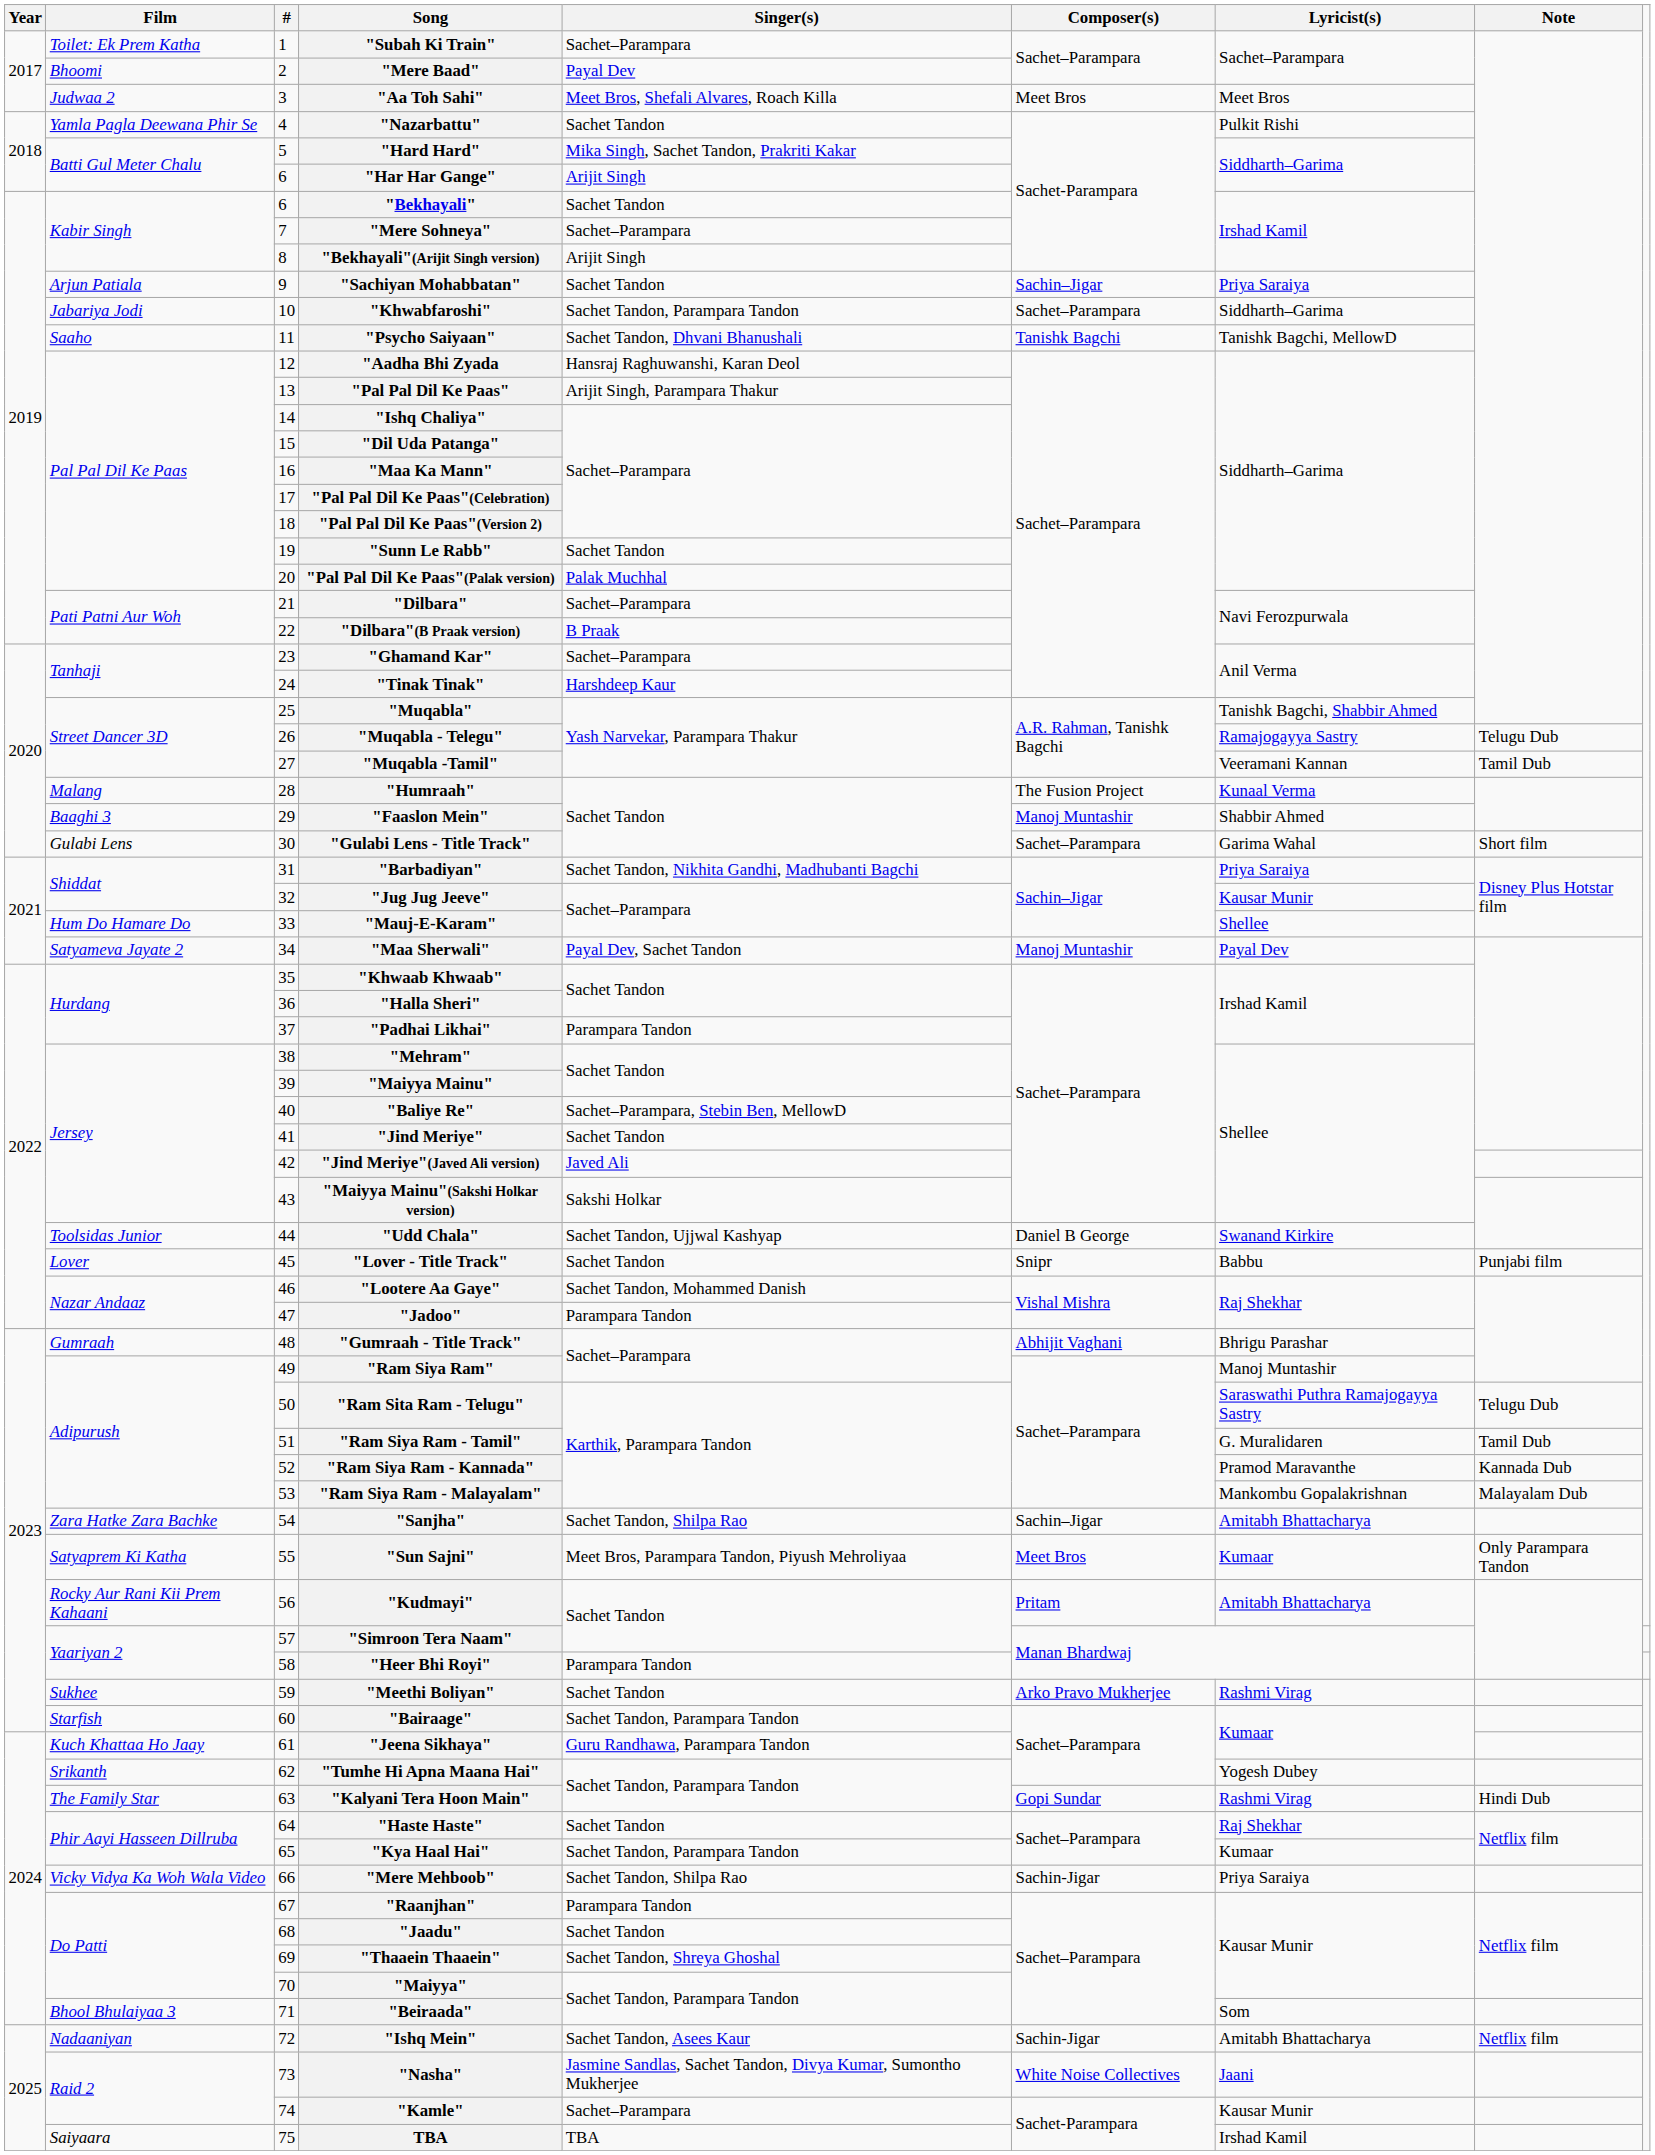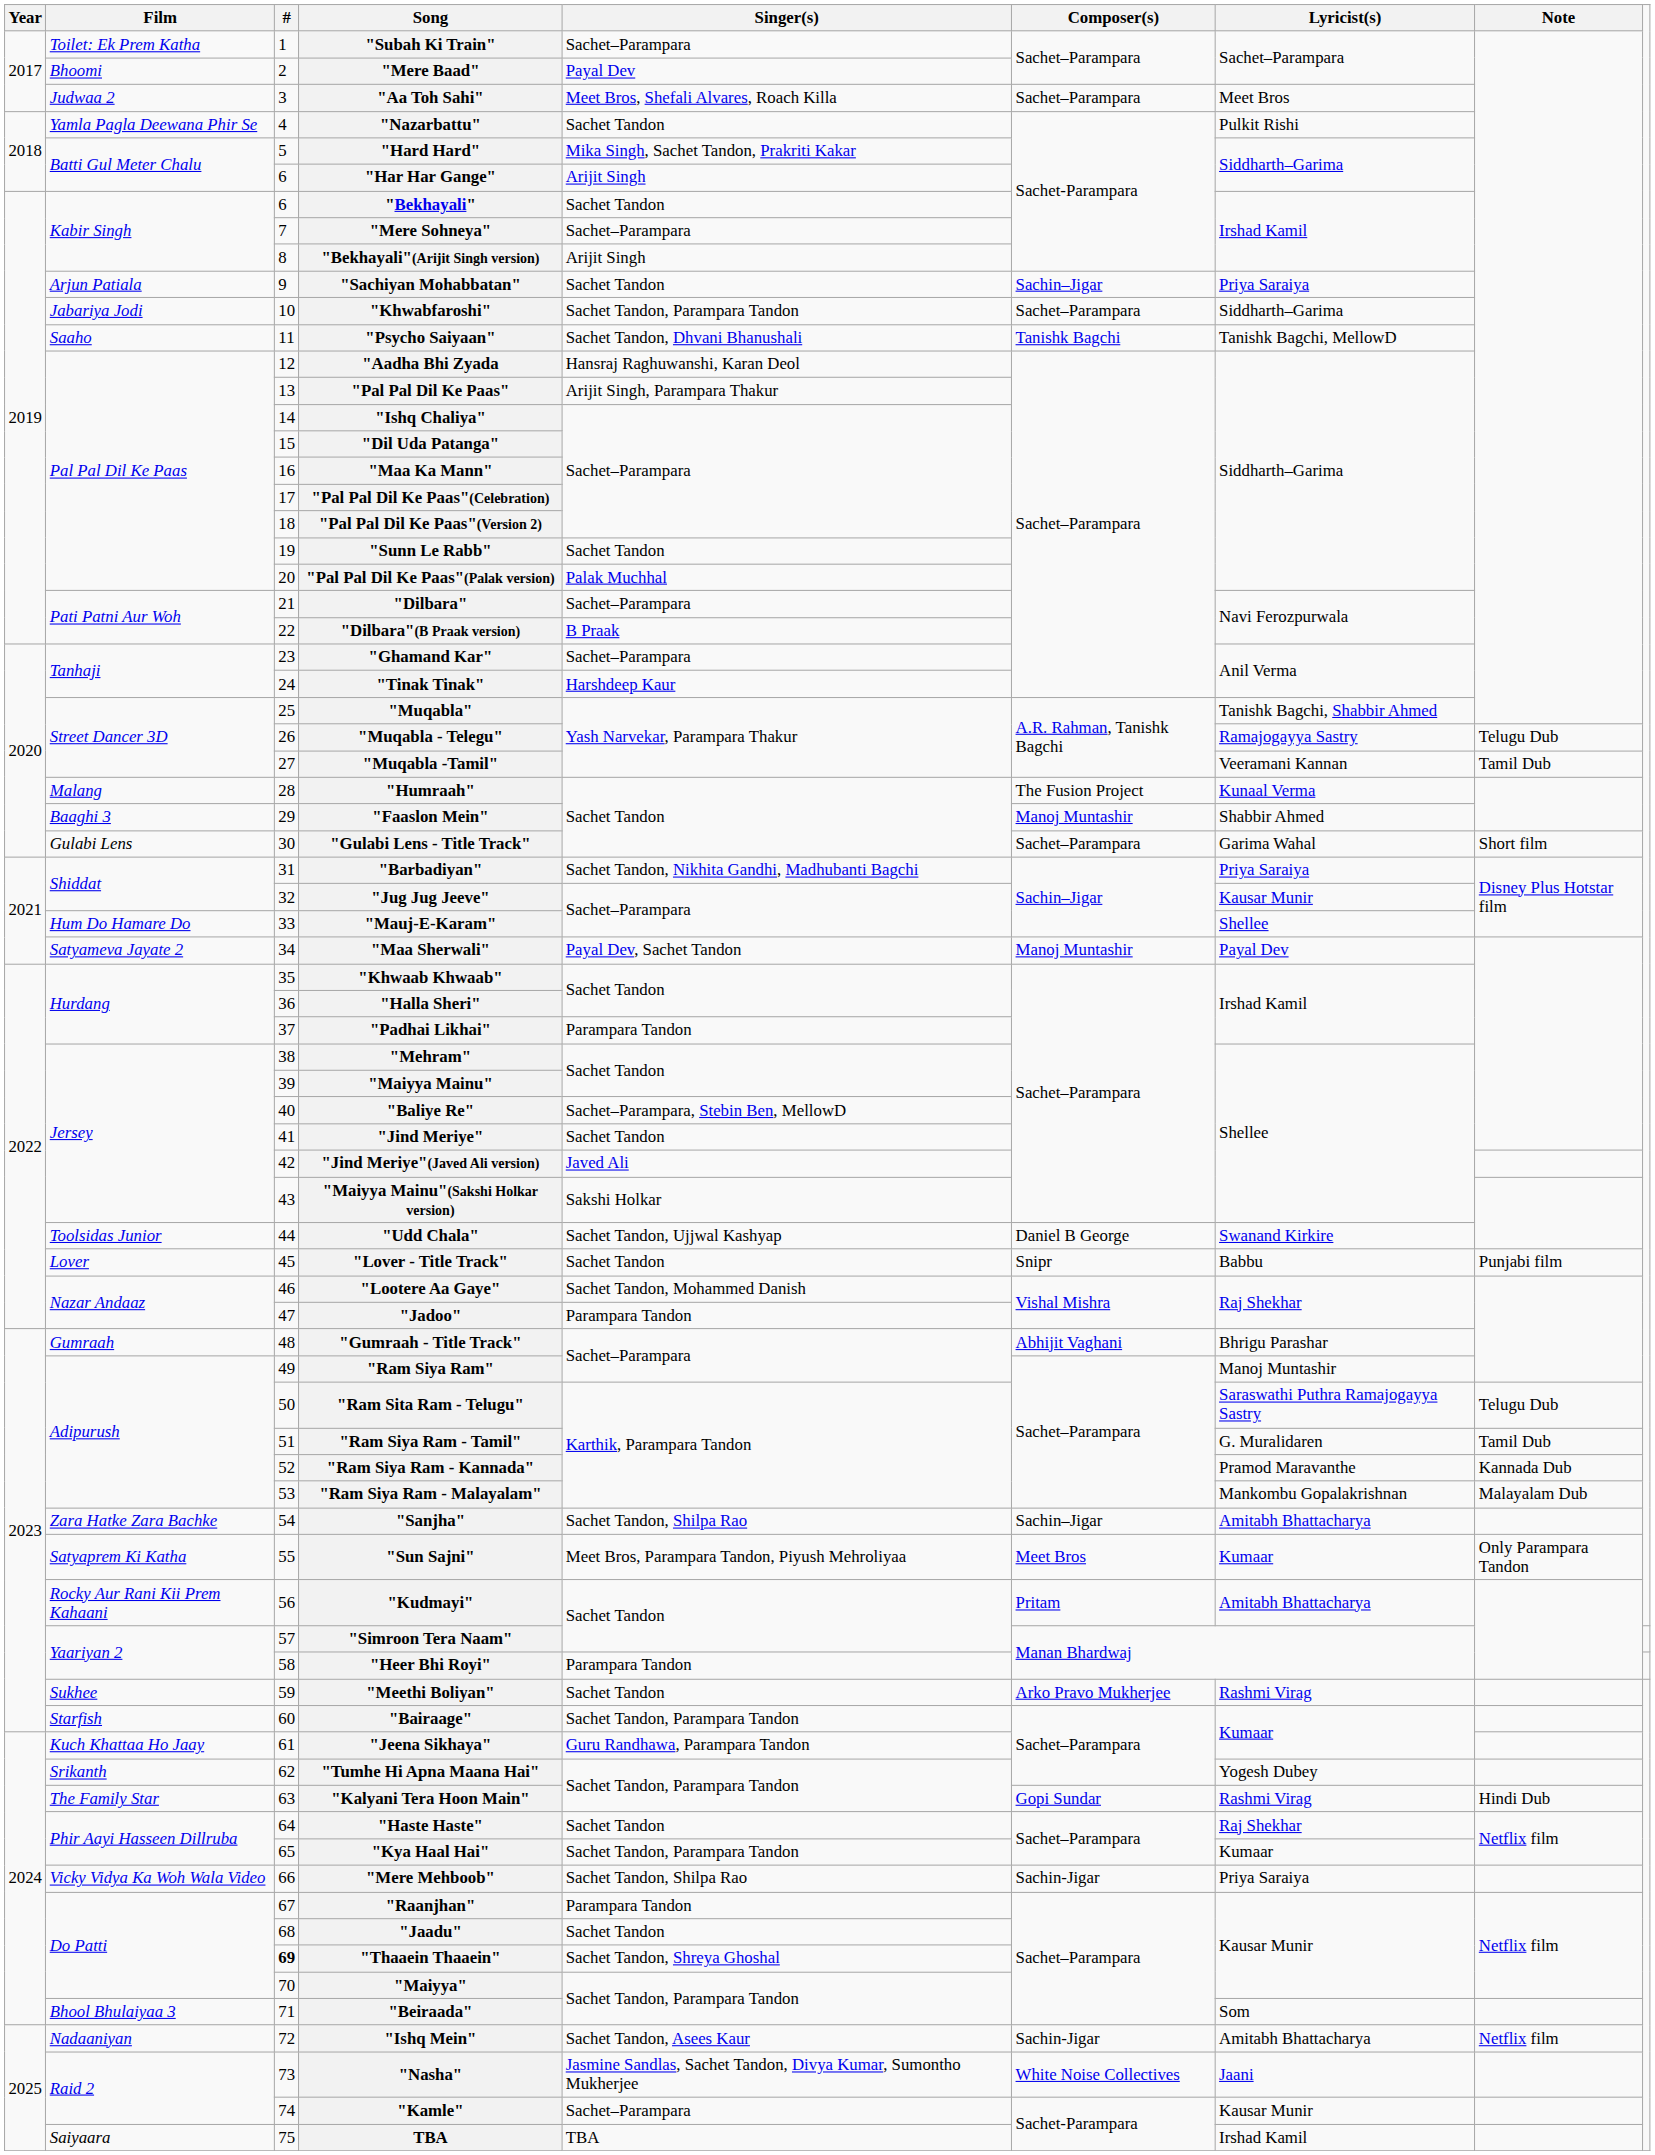(1051, 97) Meet Bros -> (1078, 97) Sachet–Parampara
(287, 1958) normal -> (287, 1958) bold
